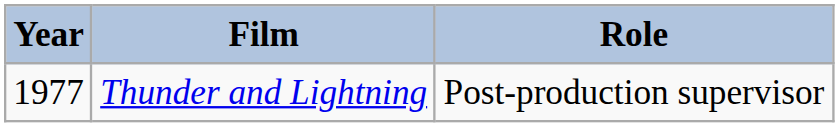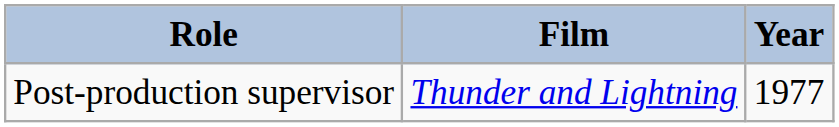columns swapped: (49, 33) <-> (634, 33)
